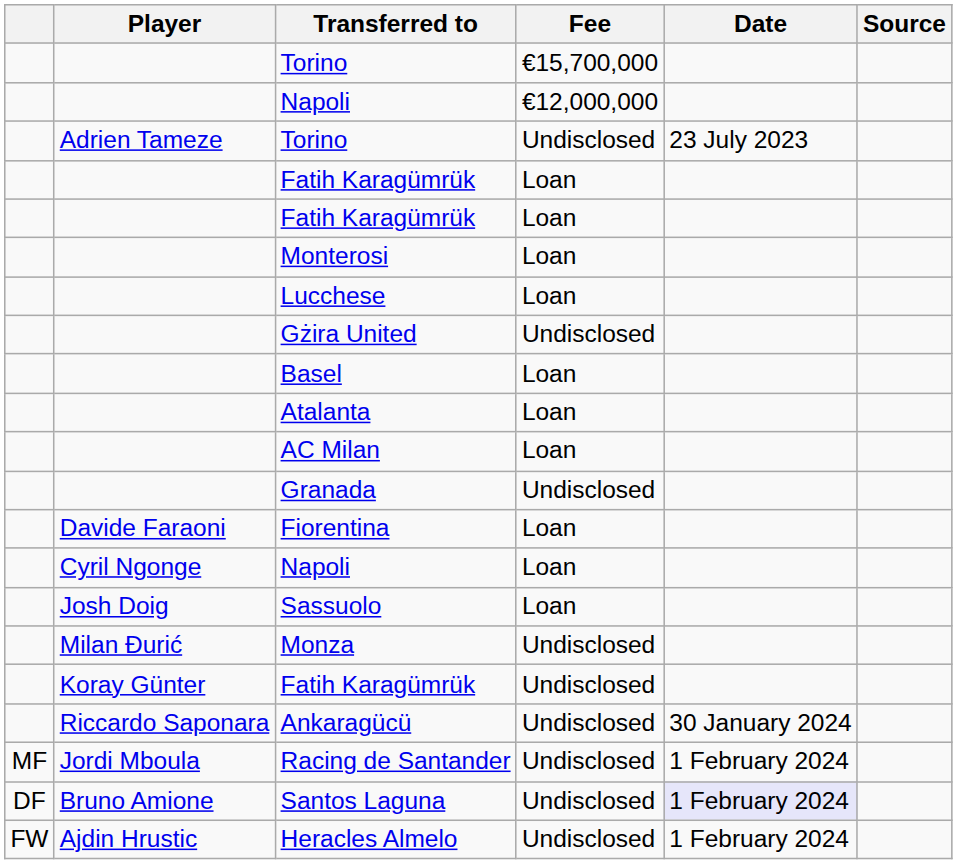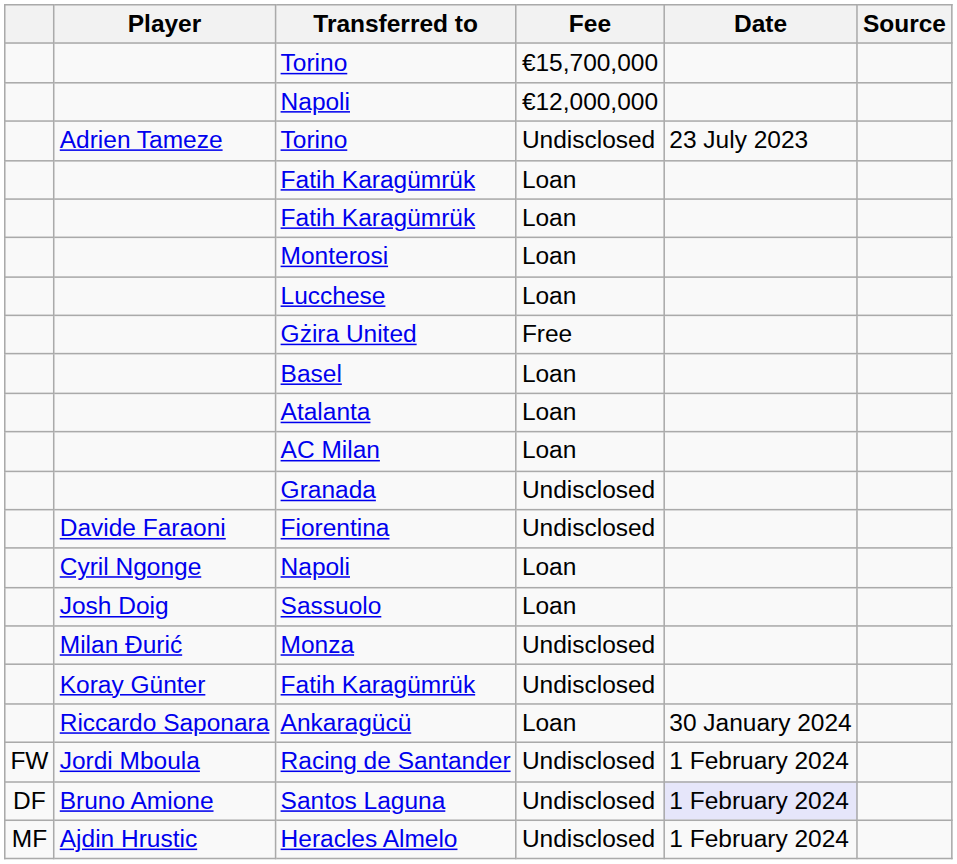(589, 334) Undisclosed -> (547, 334) Free
(549, 528) Loan -> (589, 528) Undisclosed
(589, 722) Undisclosed -> (549, 722) Loan
(29, 761) MF -> (29, 761) FW
(29, 839) FW -> (29, 839) MF
